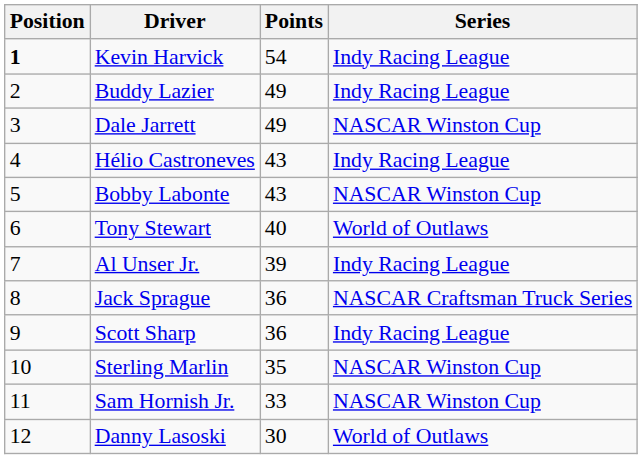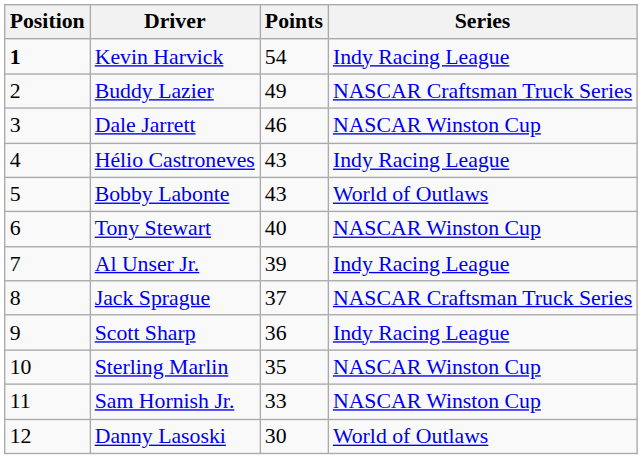(421, 90) Indy Racing League -> (483, 90) NASCAR Craftsman Truck Series
(276, 125) 49 -> (276, 125) 46
(437, 194) NASCAR Winston Cup -> (411, 194) World of Outlaws
(411, 228) World of Outlaws -> (437, 228) NASCAR Winston Cup
(276, 297) 36 -> (276, 297) 37
